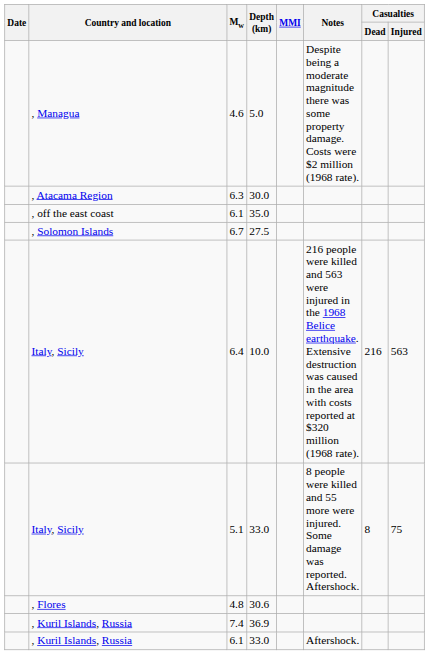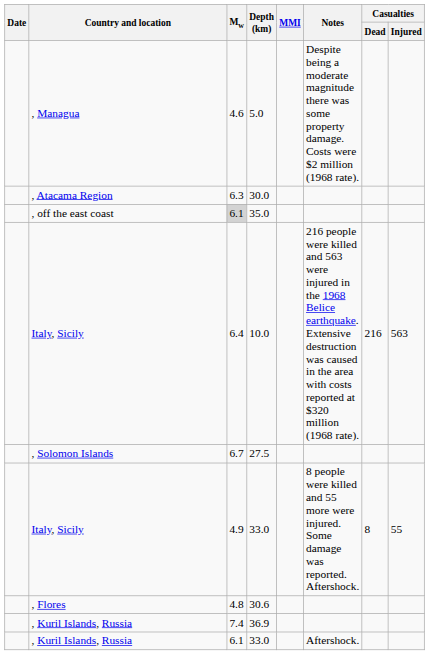(237, 213) no background -> (237, 213) lightgrey background
rows swapped: (58, 351) <-> (72, 231)
(237, 529) 5.1 -> (237, 529) 4.9
(397, 529) 75 -> (397, 529) 55
